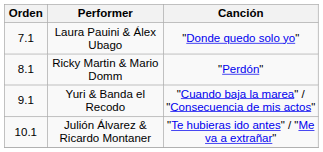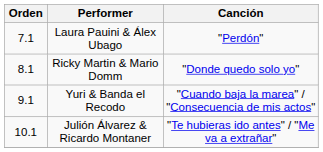(241, 38) "Donde quedo solo yo" -> (241, 38) "Perdón"
(241, 69) "Perdón" -> (241, 69) "Donde quedo solo yo"
